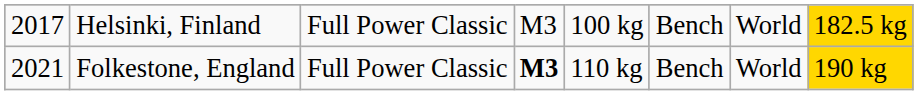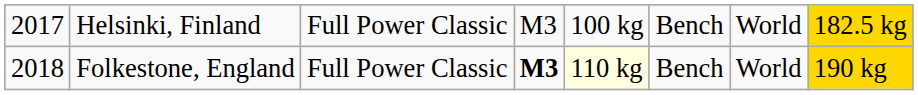(38, 67) 2021 -> (38, 67) 2018
(606, 67) no background -> (606, 67) lightyellow background
